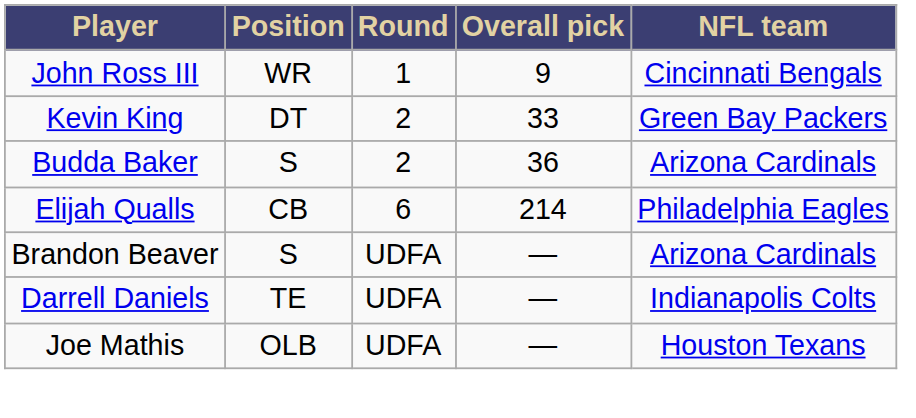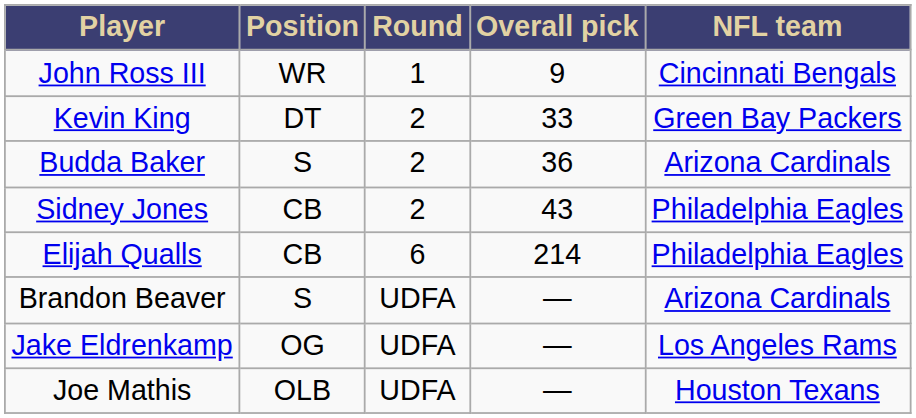+ row: (122, 208)
- row: (115, 299)
+ row: (122, 345)
